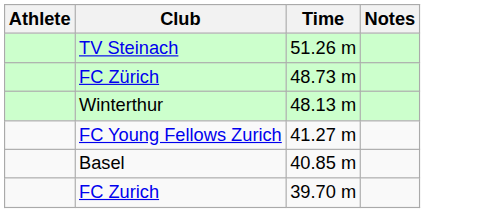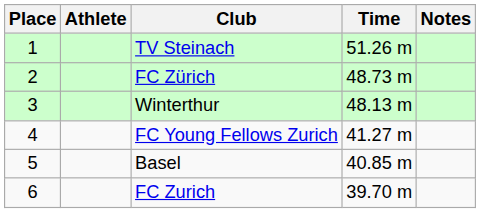+ column: (33, 18)
